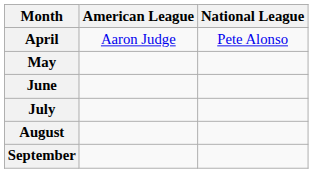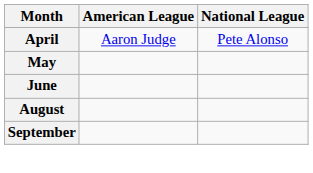- row: (42, 109)
